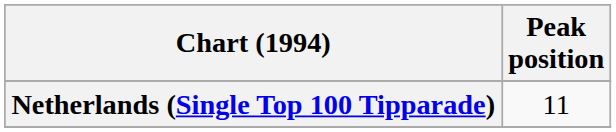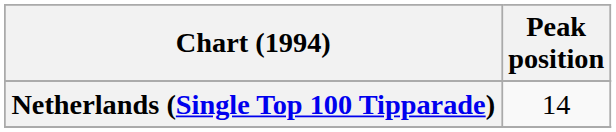(556, 103) 11 -> (556, 103) 14
